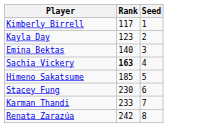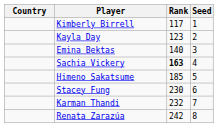+ column: (29, 11)
(126, 103) 233 -> (176, 103) 232
